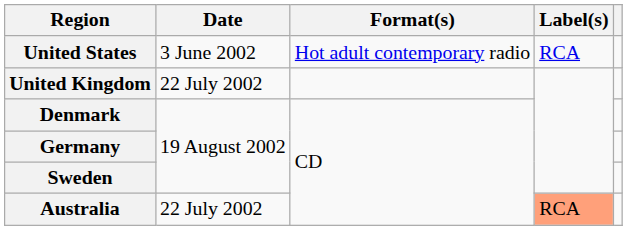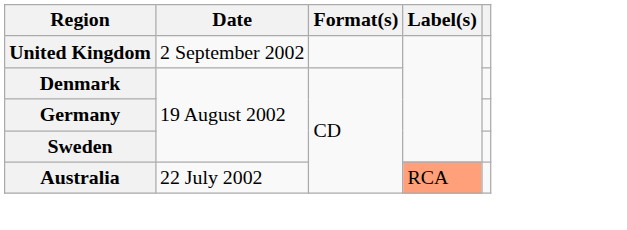- row: (80, 51)
(211, 83) 22 July 2002 -> (232, 51) 2 September 2002
